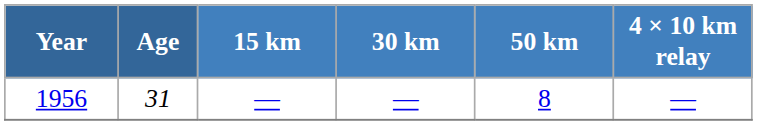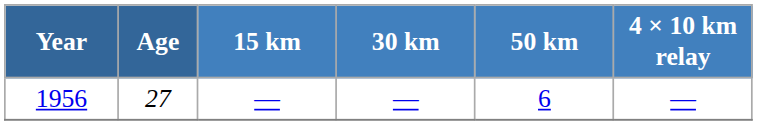(158, 98) 31 -> (158, 98) 27
(544, 98) 8 -> (544, 98) 6
